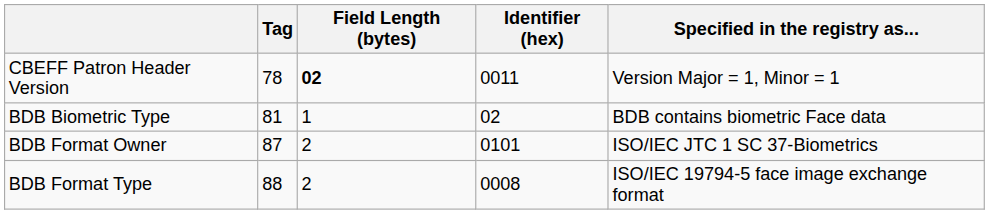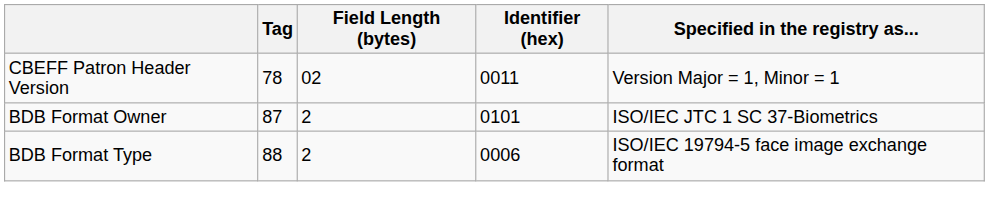(311, 78) bold -> (311, 78) normal
- row: (89, 116)
(500, 184) 0008 -> (500, 155) 0006
